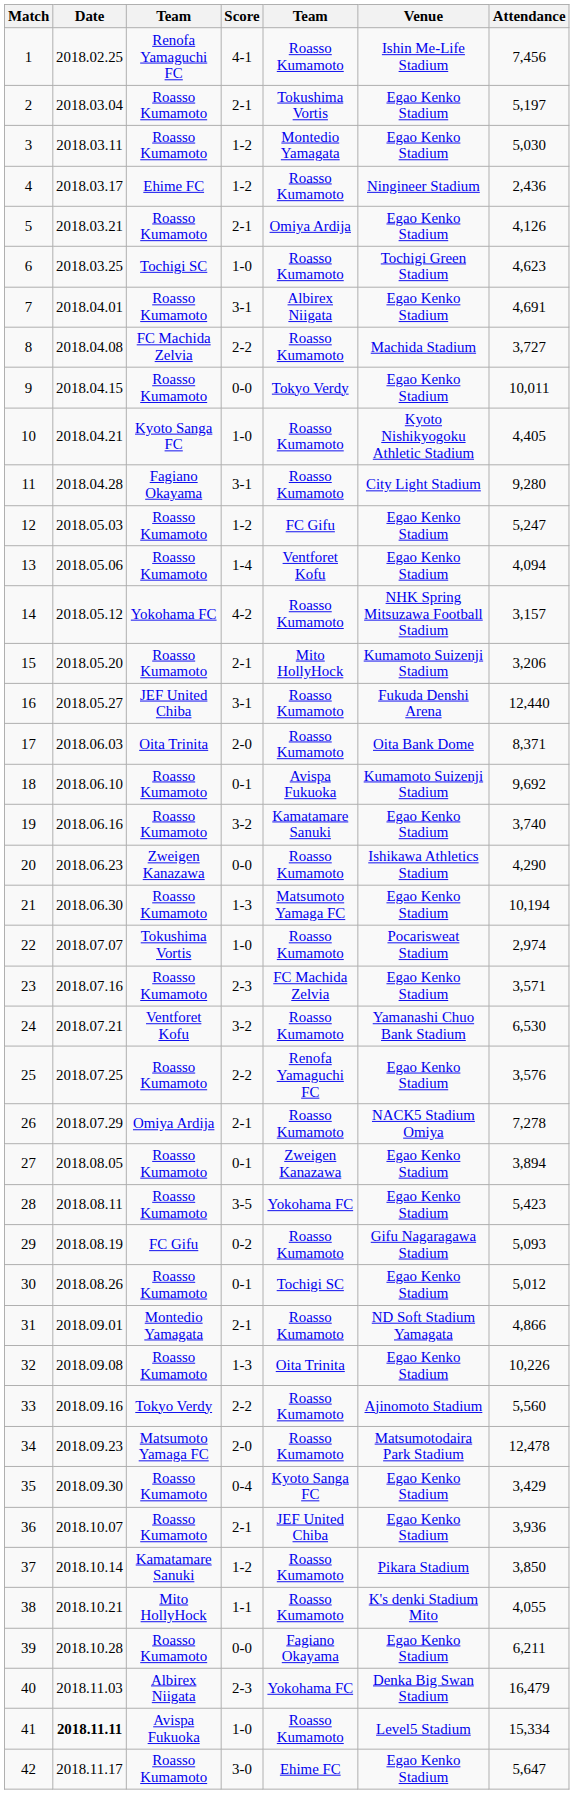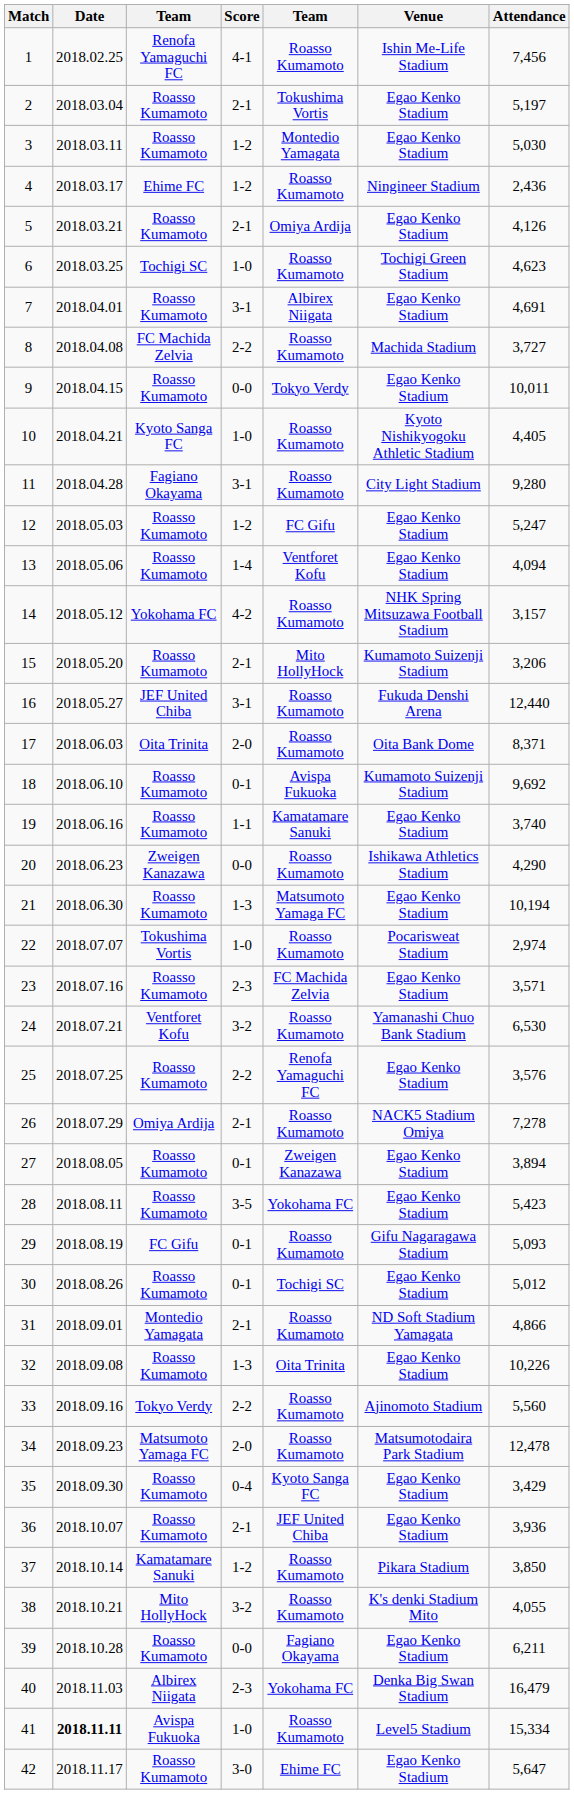(242, 824) 3-2 -> (242, 824) 1-1
(242, 1244) 0-2 -> (242, 1244) 0-1
(242, 1607) 1-1 -> (242, 1607) 3-2
